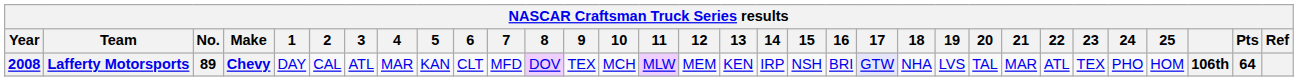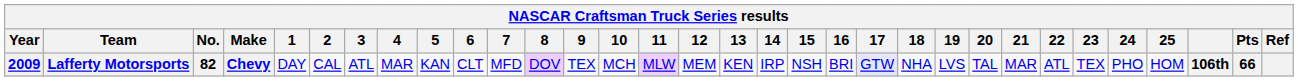(24, 64) 2008 -> (24, 64) 2009
(208, 64) 89 -> (208, 64) 82
(1247, 64) 64 -> (1247, 64) 66
